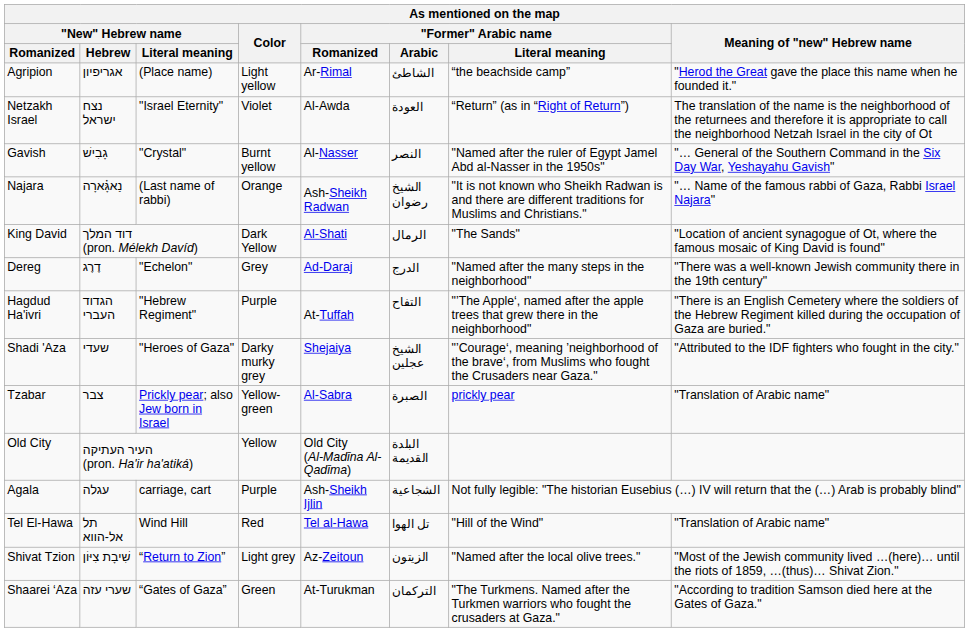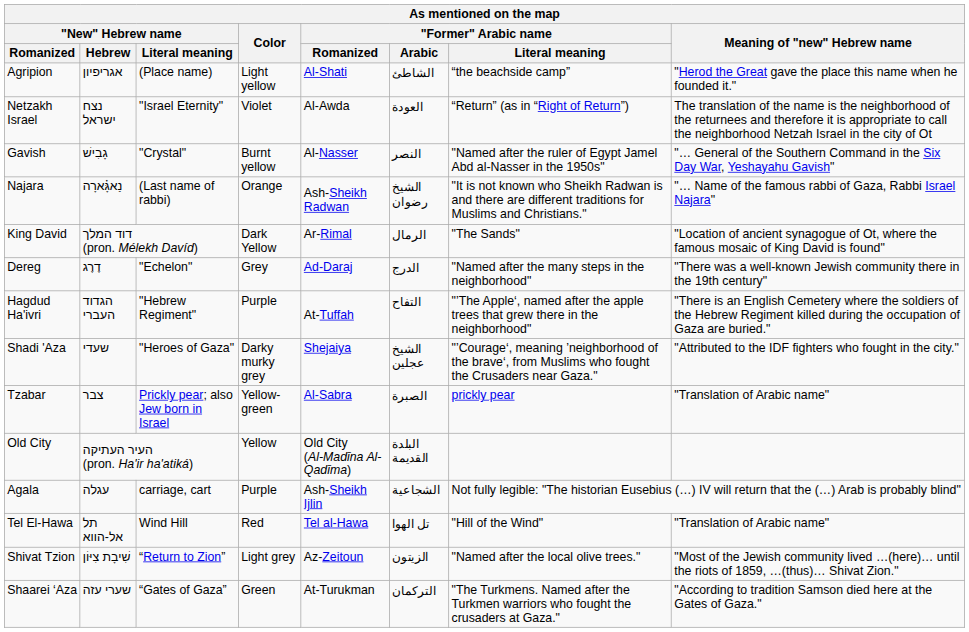(328, 72) Ar-Rimal -> (325, 72) Al-Shati
(325, 234) Al-Shati -> (328, 234) Ar-Rimal
